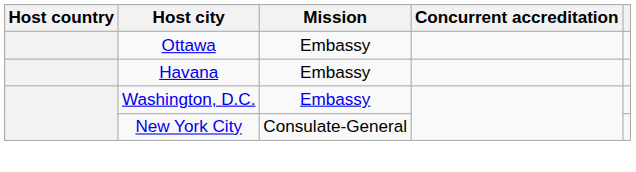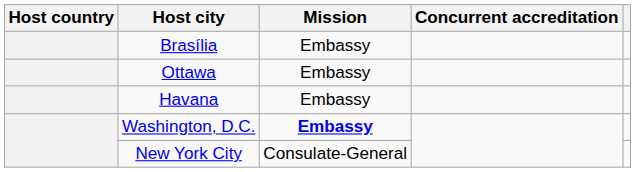+ row: (189, 45)
(335, 99) normal -> (335, 126) bold
